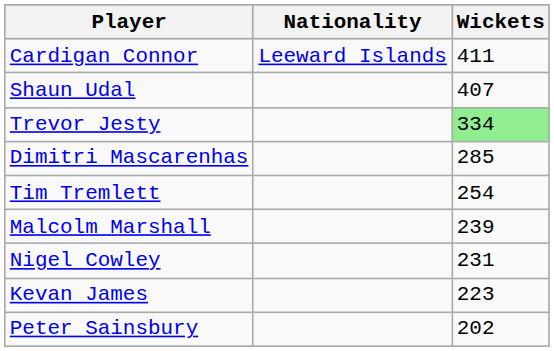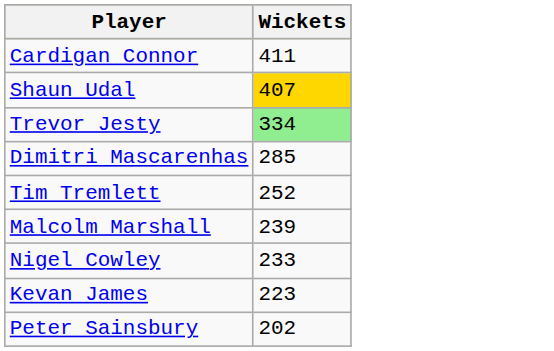- column: (353, 22)
(476, 90) no background -> (277, 90) gold background
(476, 192) 254 -> (277, 192) 252
(476, 261) 231 -> (277, 261) 233
